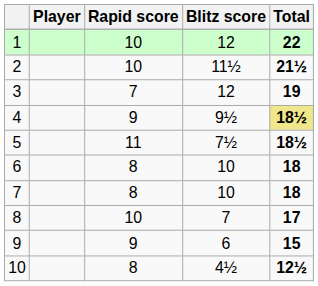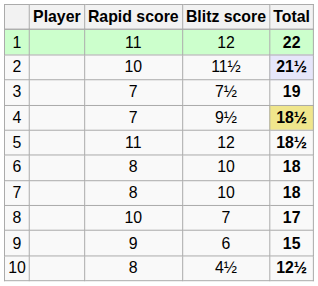(133, 42) 10 -> (133, 42) 11
(292, 67) no background -> (292, 67) lavender background
(226, 92) 12 -> (226, 92) 7½
(133, 117) 9 -> (133, 117) 7
(226, 142) 7½ -> (226, 142) 12
